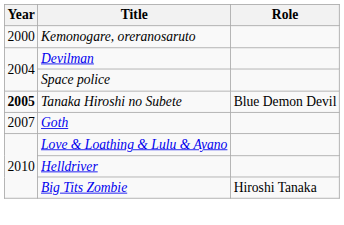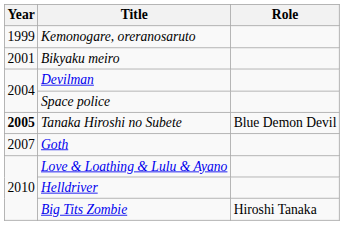(21, 36) 2000 -> (21, 36) 1999
+ row: (80, 58)
